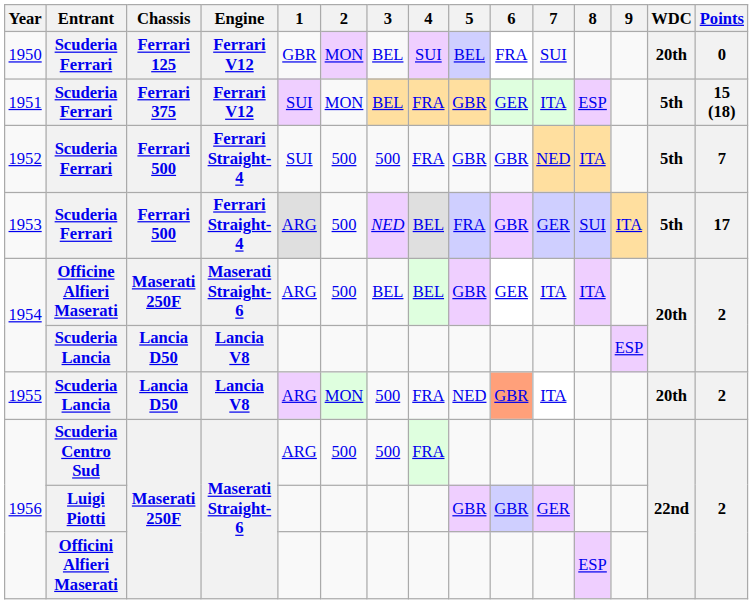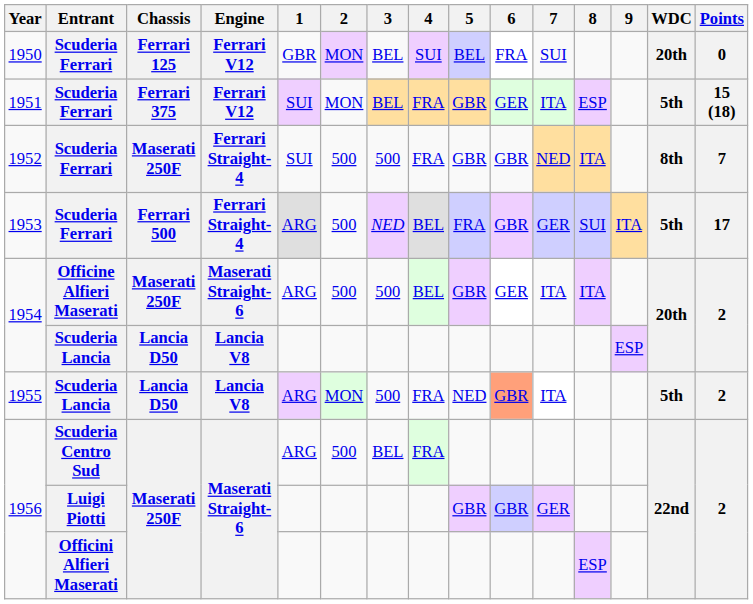(164, 158) Ferrari 500 -> (164, 158) Maserati 250F
(671, 158) 5th -> (671, 158) 8th
(388, 291) BEL -> (388, 291) 500
(671, 394) 20th -> (671, 394) 5th
(388, 451) 500 -> (388, 451) BEL
